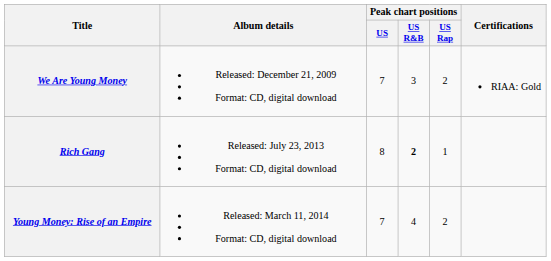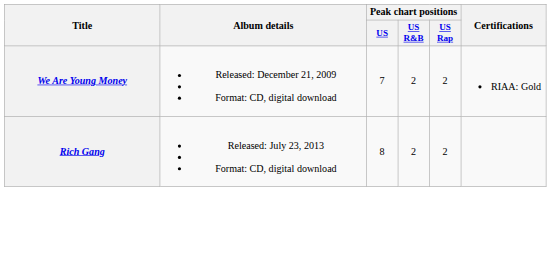(414, 81) 3 -> (414, 81) 2
(414, 151) bold -> (414, 151) normal
(445, 151) 1 -> (445, 151) 2
- row: (82, 221)
